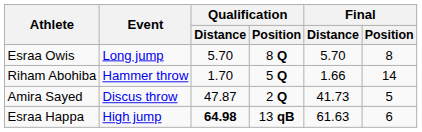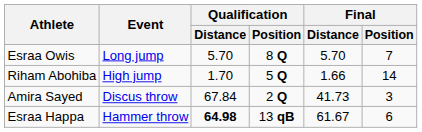(389, 55) 8 -> (389, 55) 7
(145, 76) Hammer throw -> (132, 76) High jump
(220, 97) 47.87 -> (220, 97) 67.84
(389, 97) 5 -> (389, 97) 3
(132, 118) High jump -> (145, 118) Hammer throw
(333, 118) 61.63 -> (333, 118) 61.67
